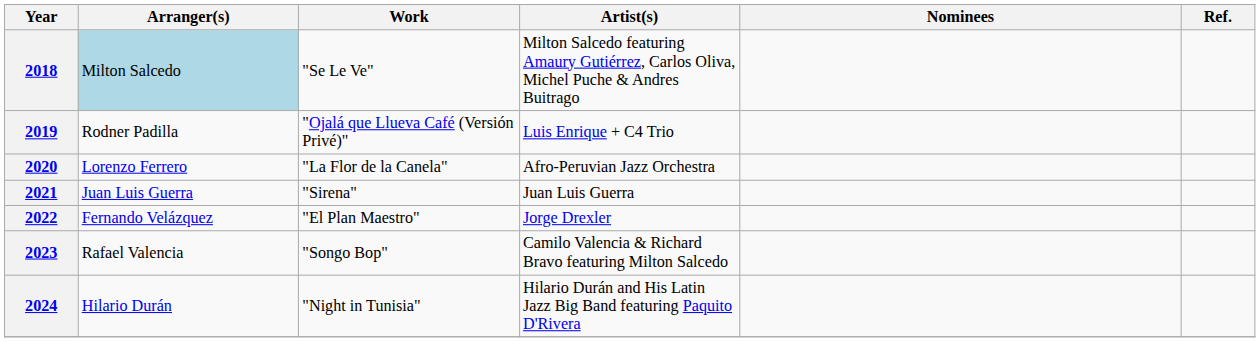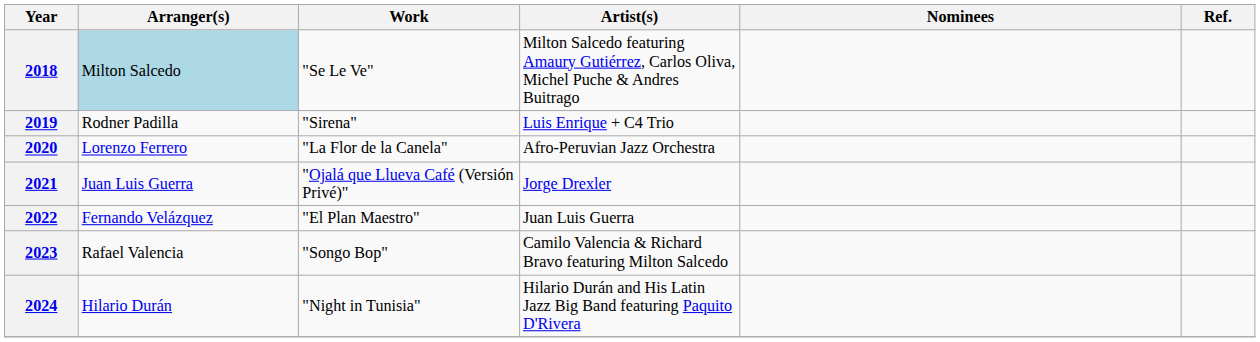(408, 132) "Ojalá que Llueva Café (Versión Privé)" -> (330, 123) "Sirena"
(330, 192) "Sirena" -> (408, 183) "Ojalá que Llueva Café (Versión Privé)"
(579, 192) Juan Luis Guerra -> (567, 183) Jorge Drexler
(567, 218) Jorge Drexler -> (579, 218) Juan Luis Guerra
